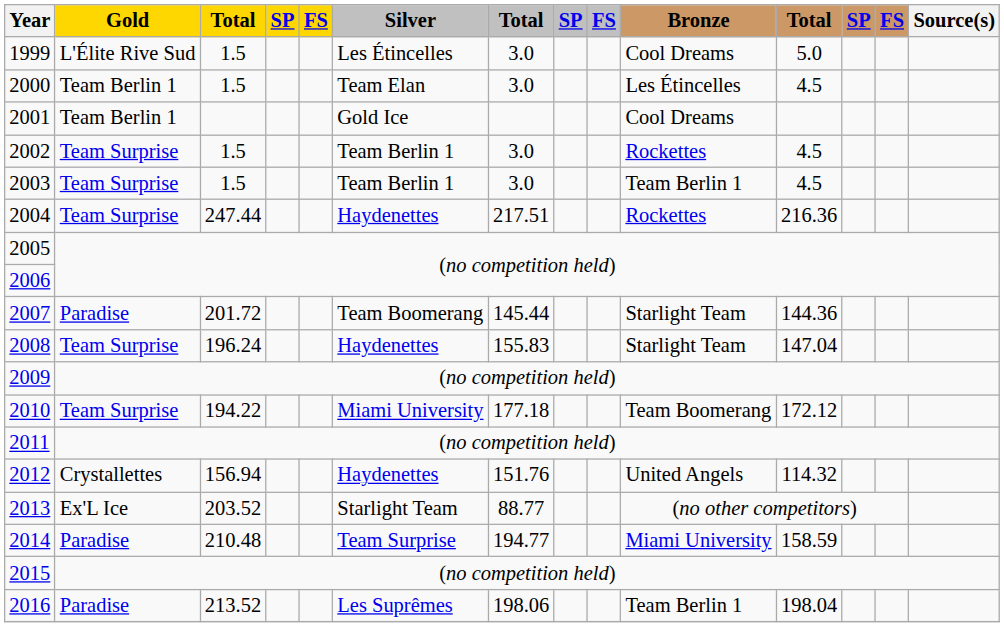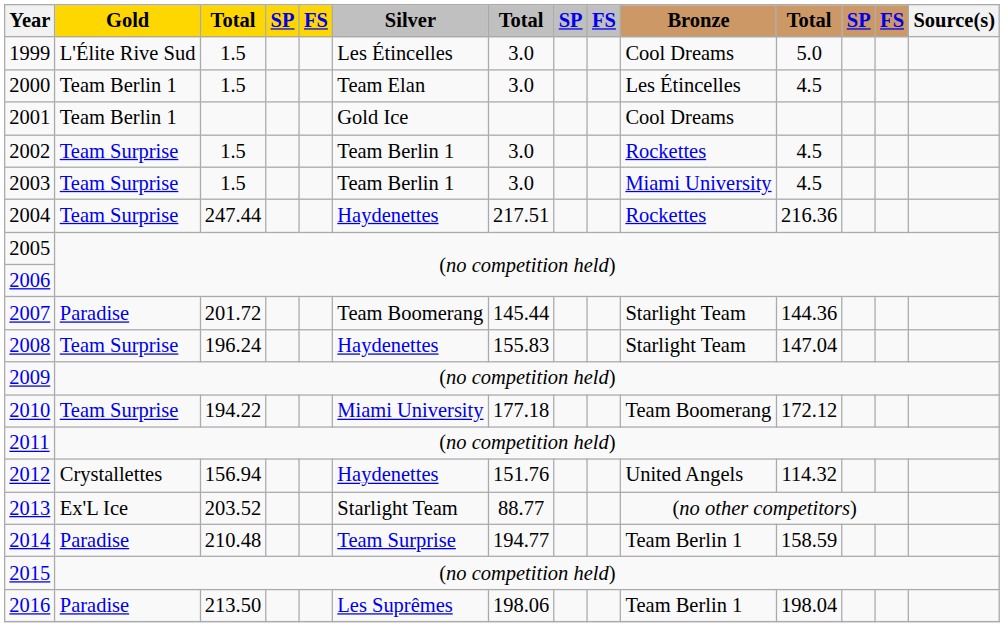(684, 183) Team Berlin 1 -> (698, 183) Miami University
(698, 540) Miami University -> (684, 540) Team Berlin 1
(233, 605) 213.52 -> (233, 605) 213.50
